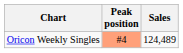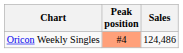(160, 39) 124,489 -> (160, 39) 124,486
